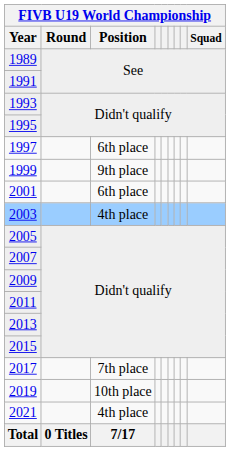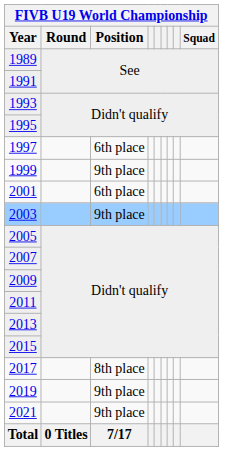(123, 214) 4th place -> (119, 214) 9th place
(123, 368) 7th place -> (119, 368) 8th place
(123, 390) 10th place -> (119, 390) 9th place
(123, 412) 4th place -> (119, 412) 9th place
